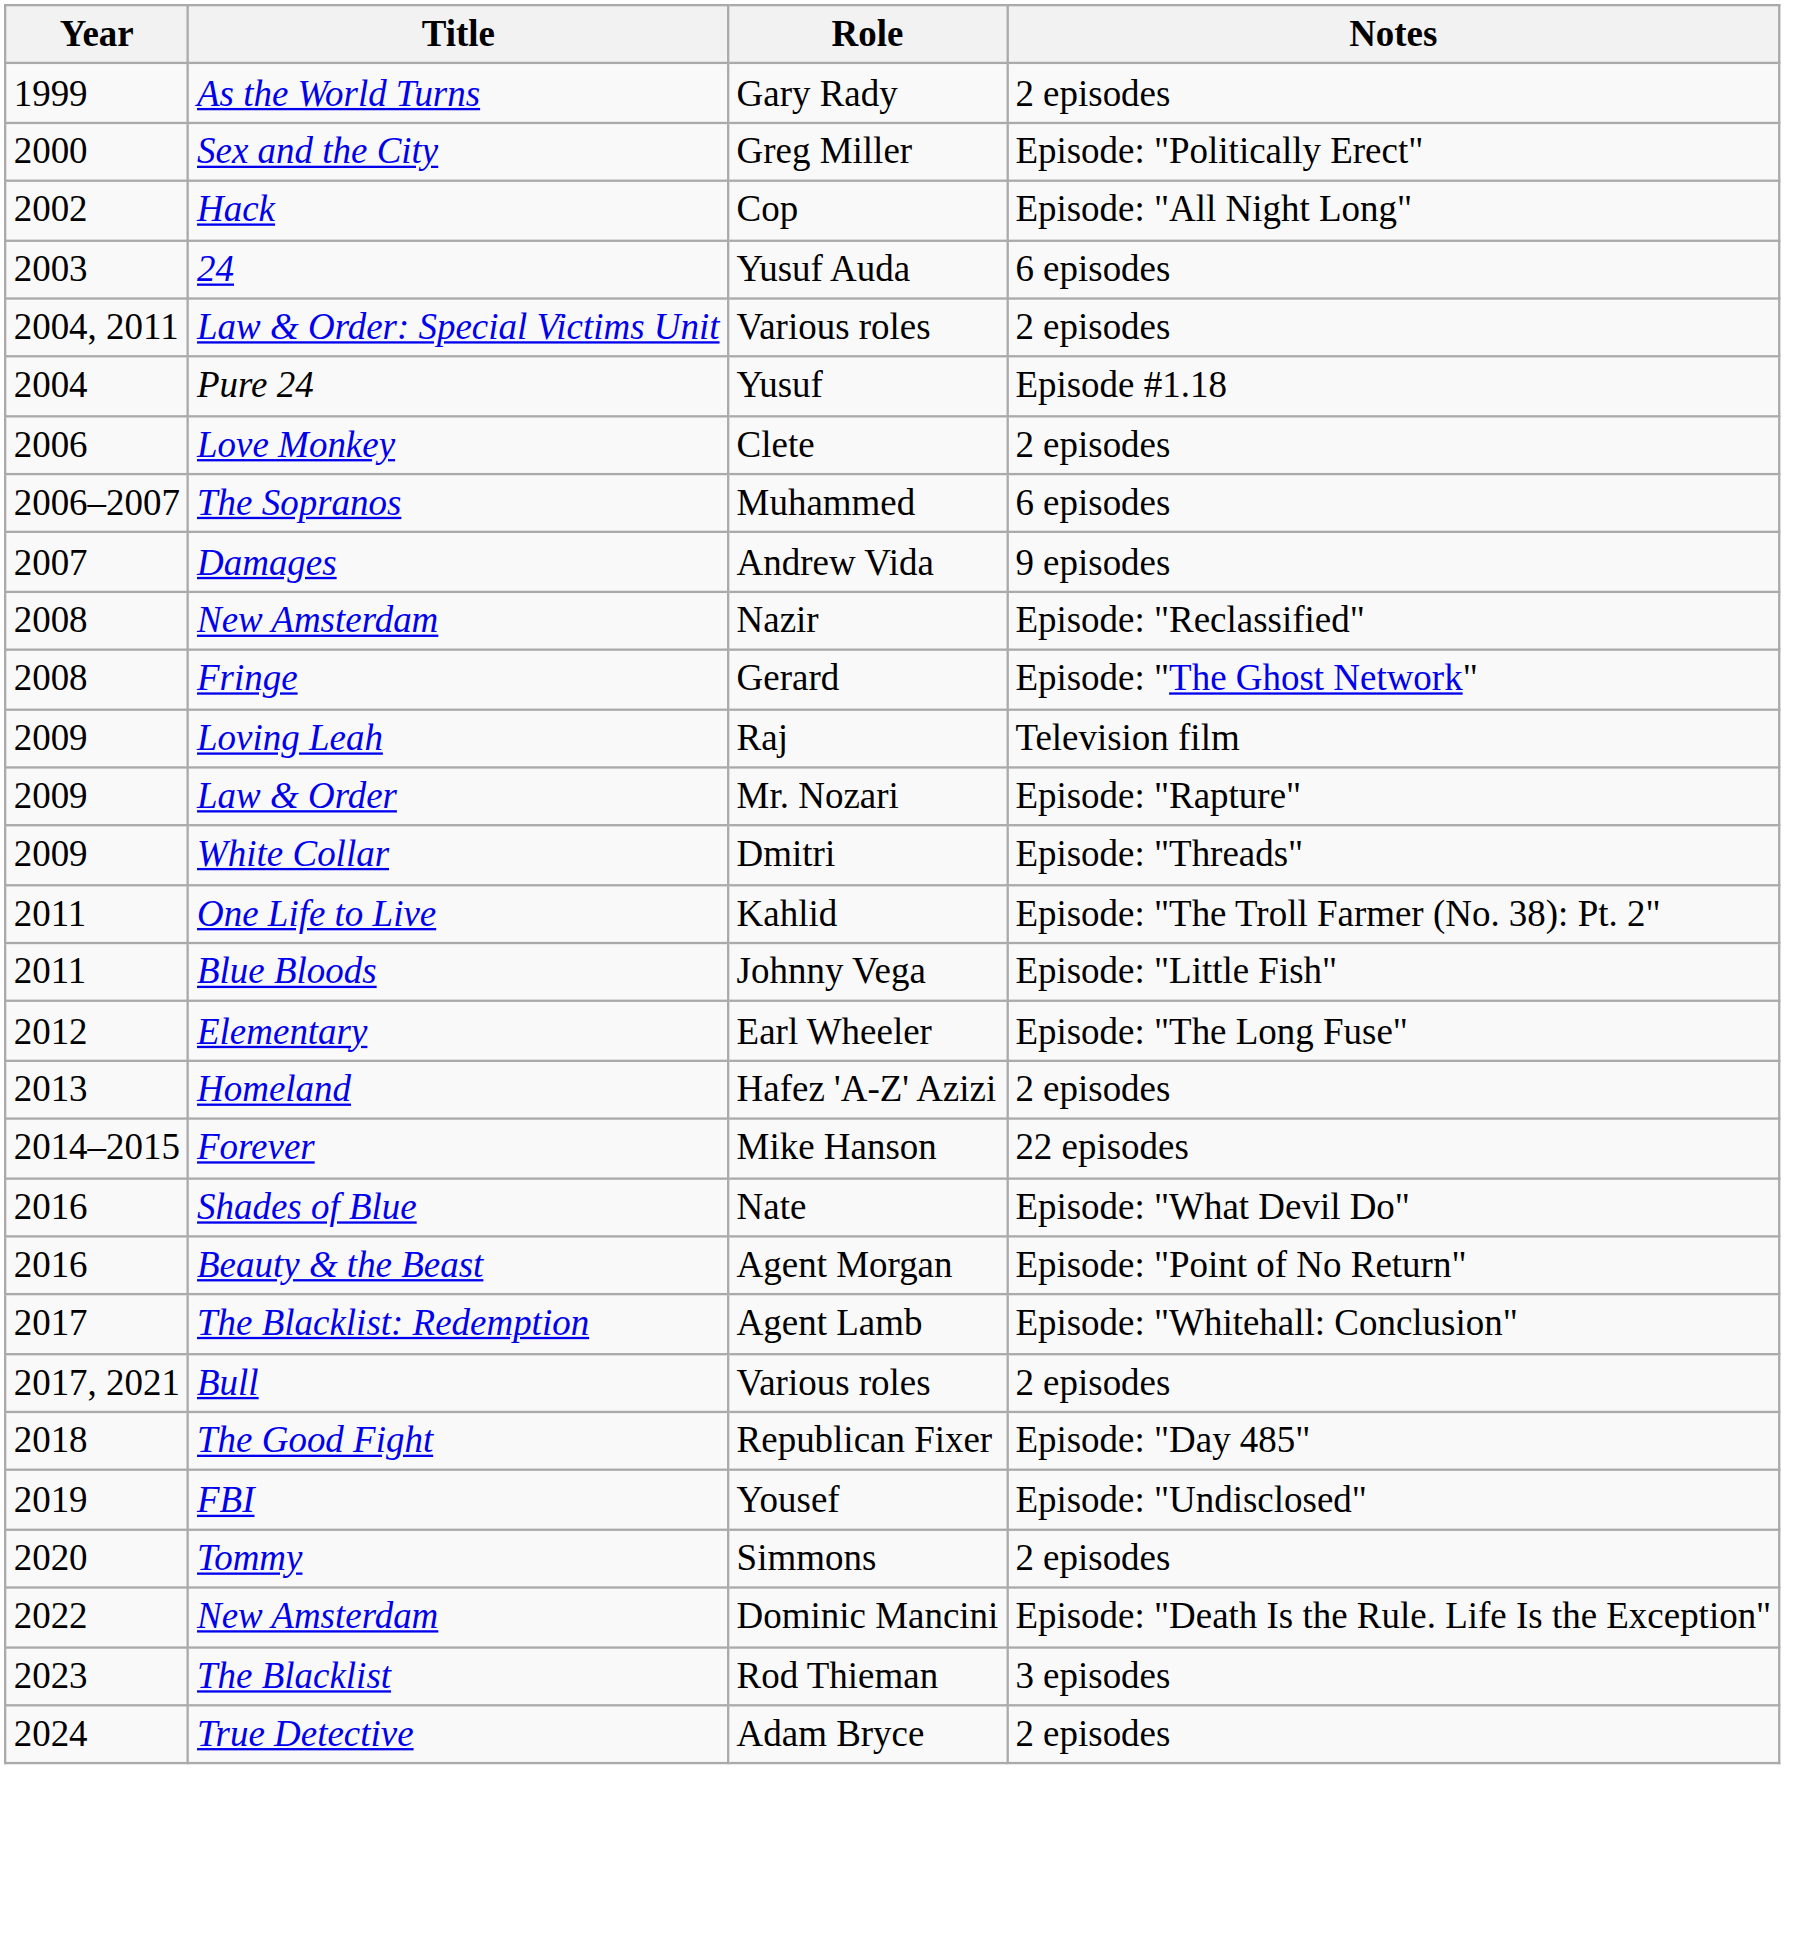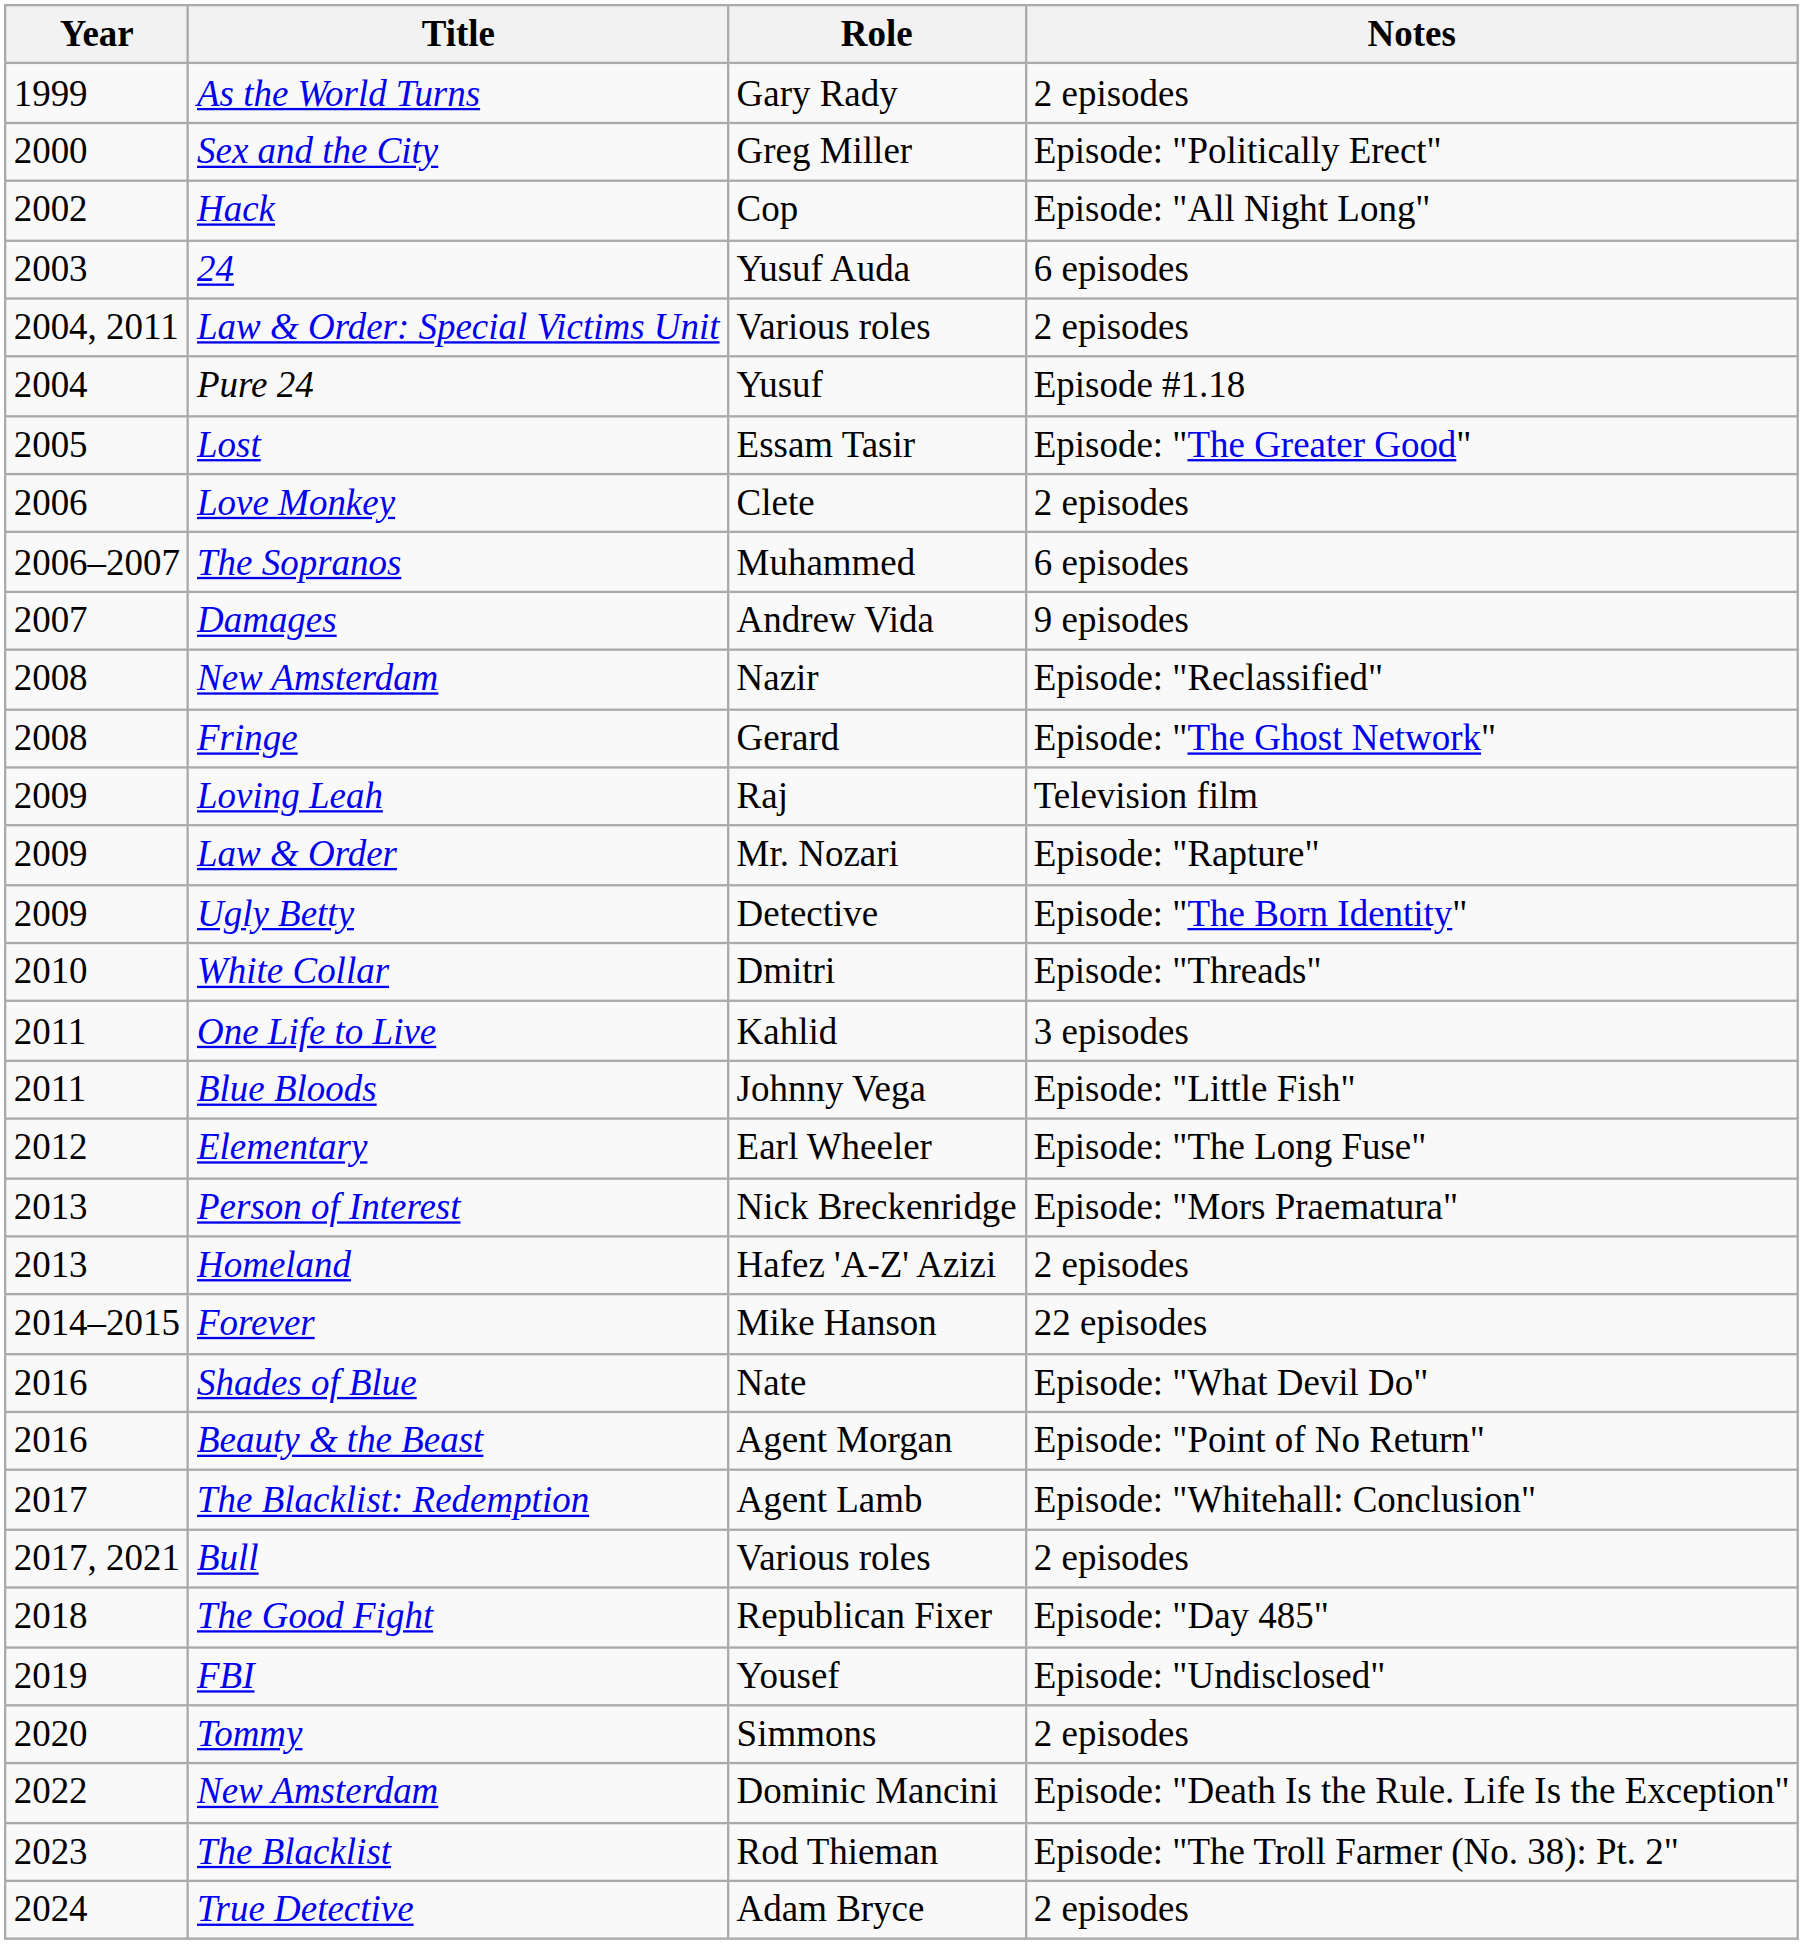+ row: (229, 444)
+ row: (276, 913)
(51, 854) 2009 -> (51, 971) 2010
(1338, 913) Episode: "The Troll Farmer (No. 38): Pt. 2" -> (1111, 1030) 3 episodes
+ row: (329, 1206)
(1093, 1675) 3 episodes -> (1356, 1850) Episode: "The Troll Farmer (No. 38): Pt. 2"
